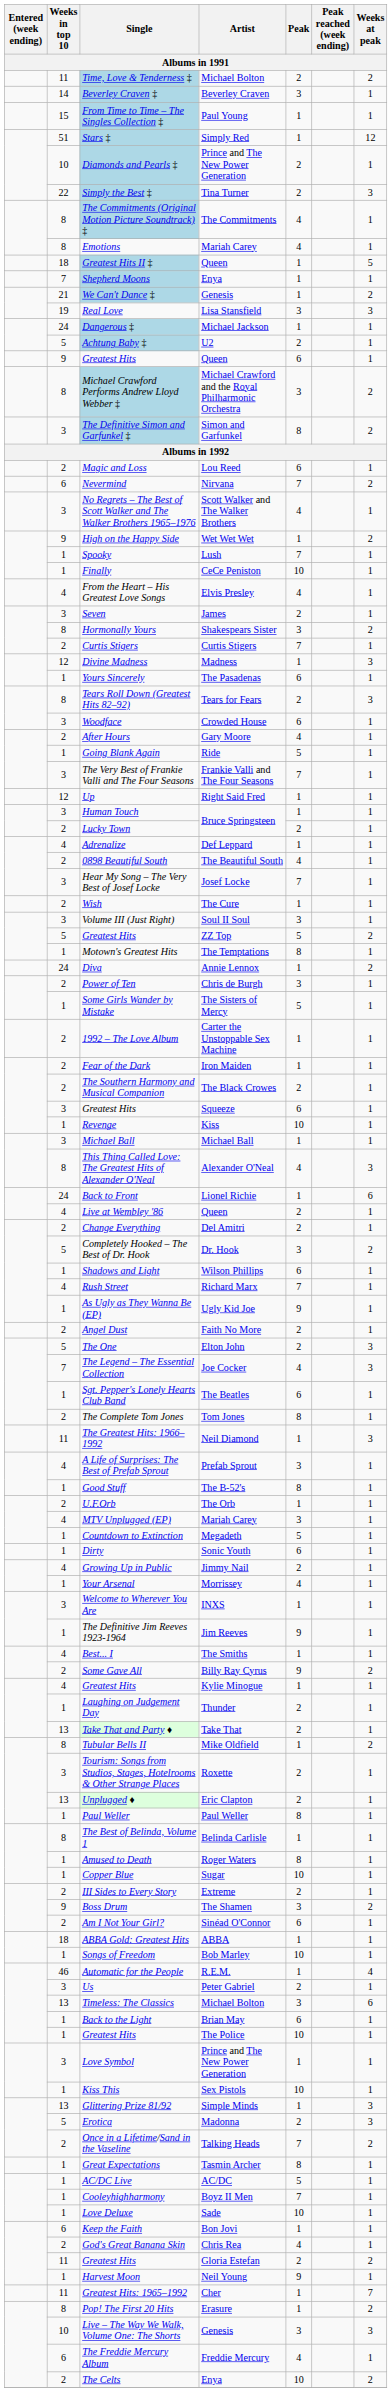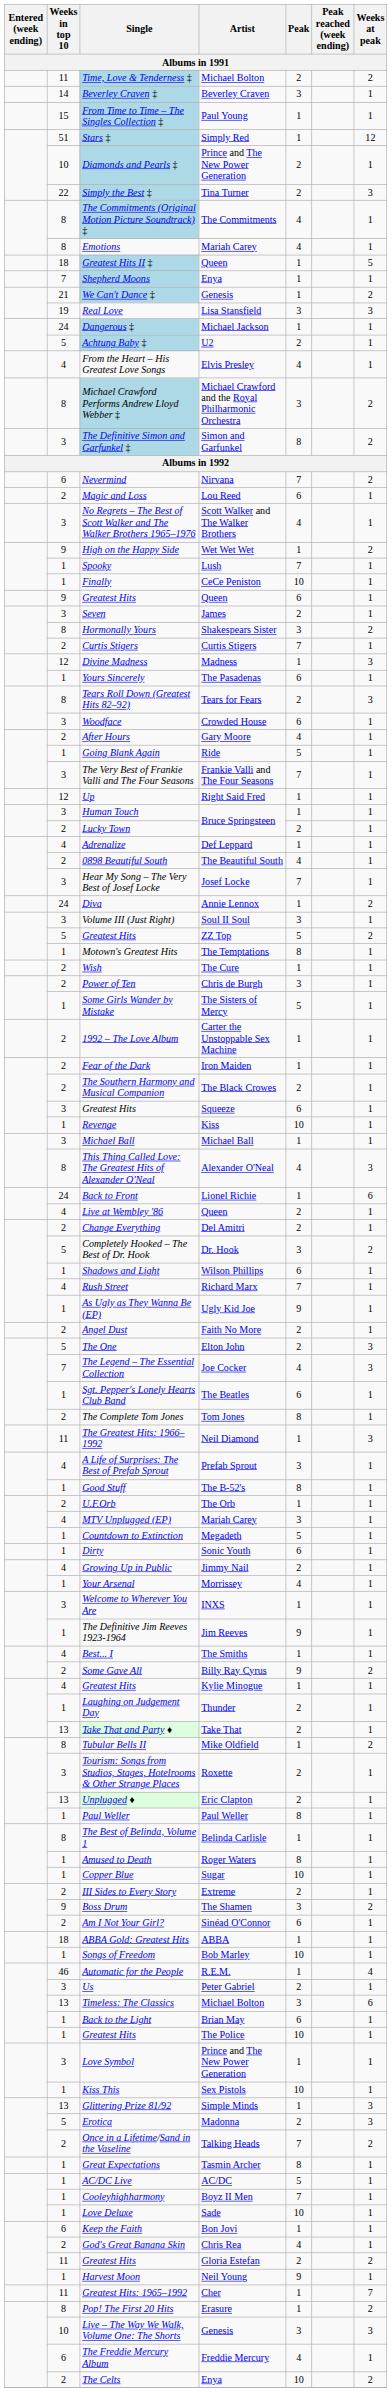rows swapped: (109, 358) <-> (126, 592)
rows swapped: (104, 484) <-> (114, 468)
rows swapped: (92, 967) <-> (92, 904)
